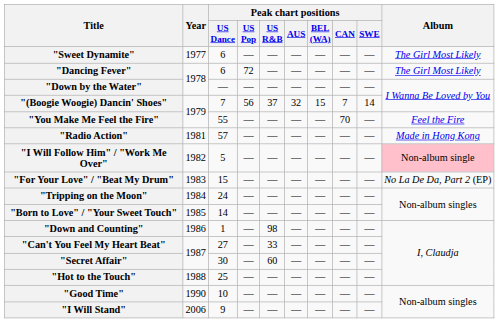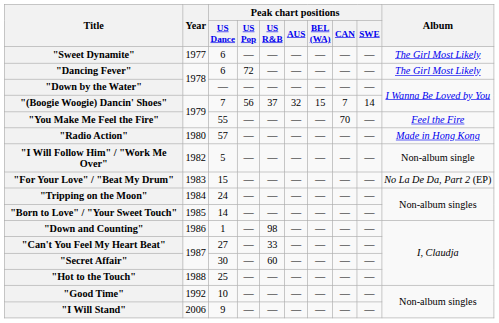(196, 136) 1981 -> (196, 136) 1980
(438, 158) pink background -> (438, 158) no background
(196, 293) 1990 -> (196, 293) 1992
